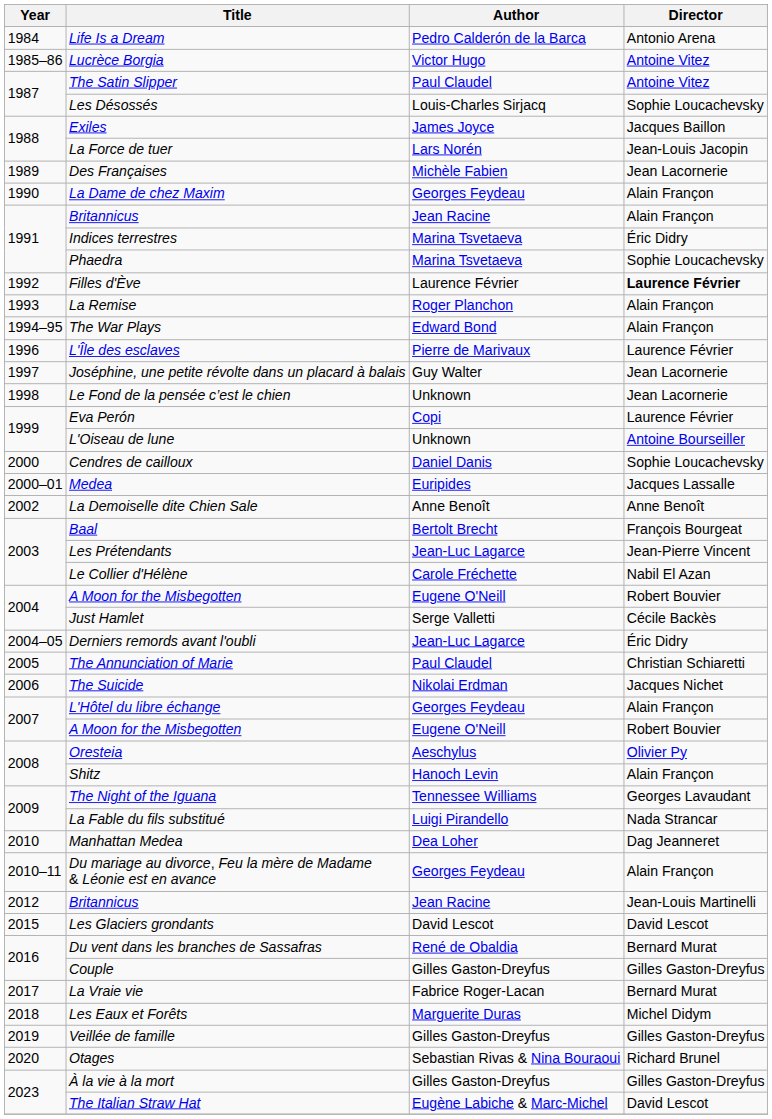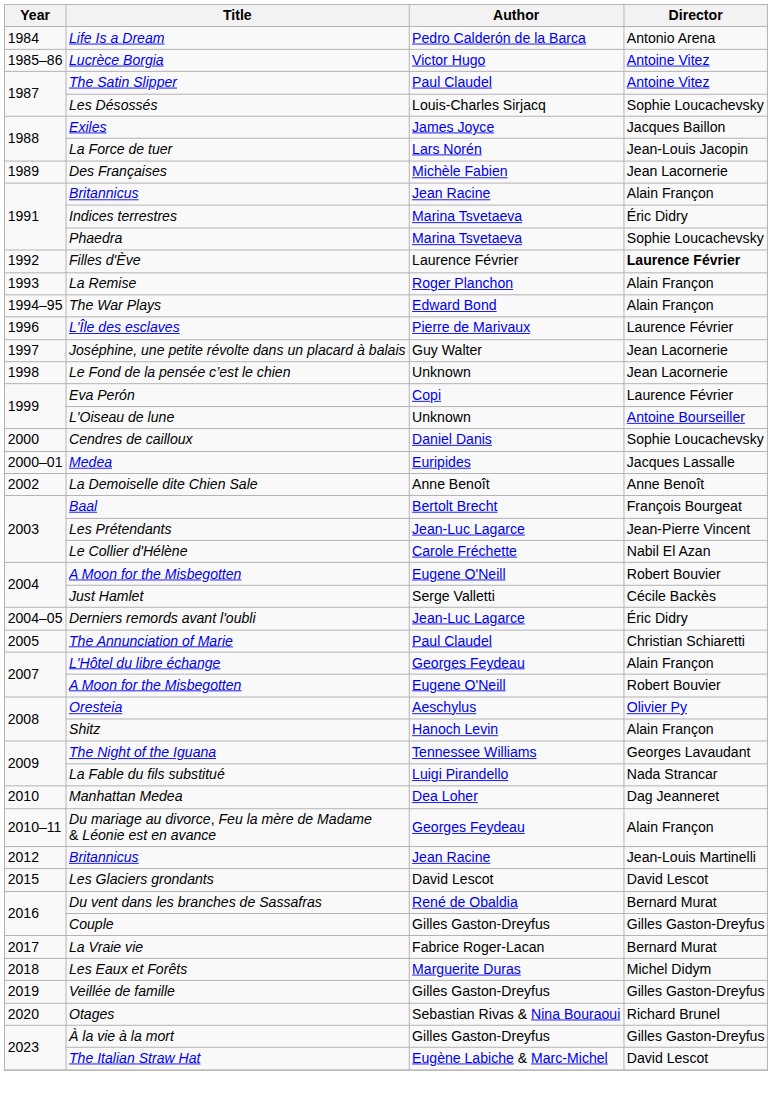- row: (23, 194)
- row: (23, 685)
